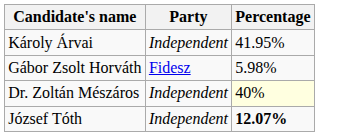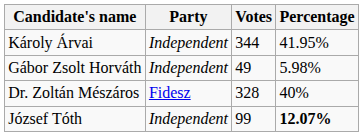+ column: (254, 17)
(170, 67) Fidesz -> (188, 67) Independent
(188, 93) Independent -> (170, 93) Fidesz
(250, 93) lightyellow background -> (294, 93) no background
